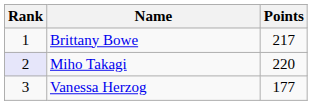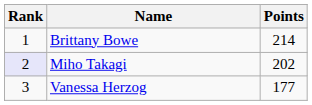(284, 40) 217 -> (284, 40) 214
(284, 64) 220 -> (284, 64) 202
